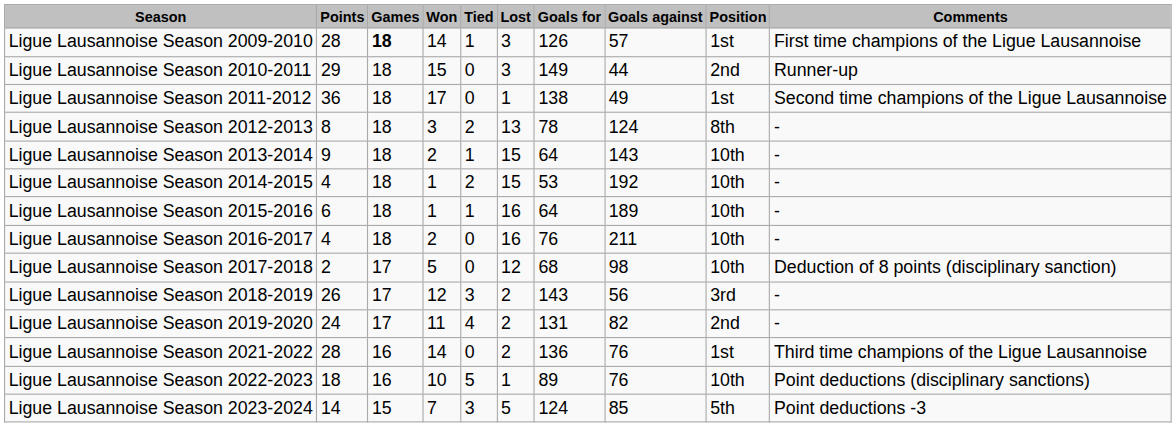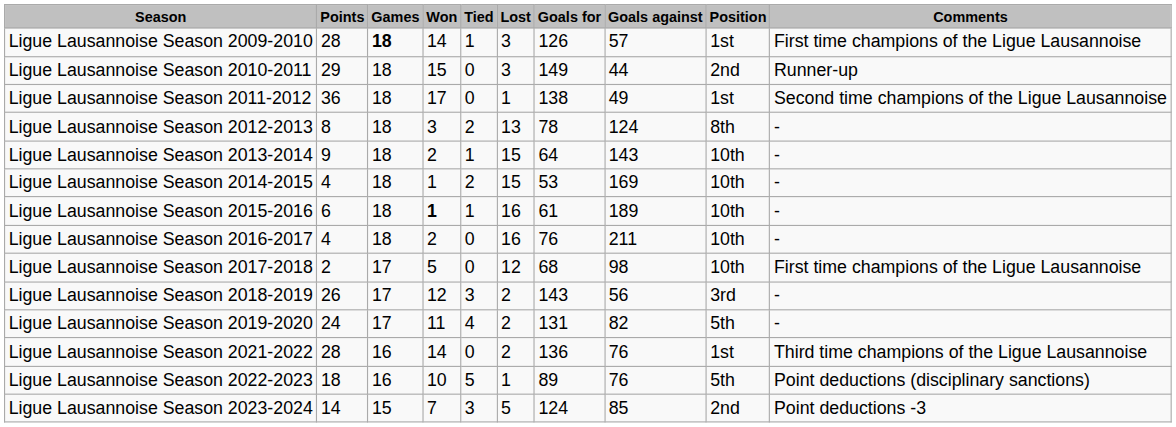(624, 182) 192 -> (624, 182) 169
(432, 211) normal -> (432, 211) bold
(548, 211) 64 -> (548, 211) 61
(945, 267) Deduction of 8 points (disciplinary sanction) -> (958, 267) First time champions of the Ligue Lausannoise
(725, 323) 2nd -> (723, 323) 5th
(727, 380) 10th -> (723, 380) 5th
(723, 408) 5th -> (725, 408) 2nd
